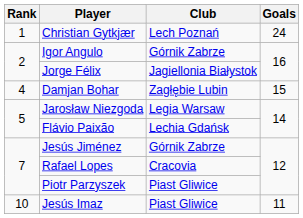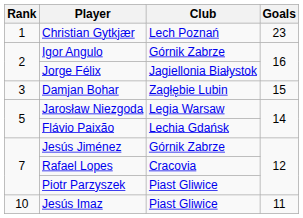(279, 33) 24 -> (279, 33) 23
(22, 90) 4 -> (22, 90) 3
